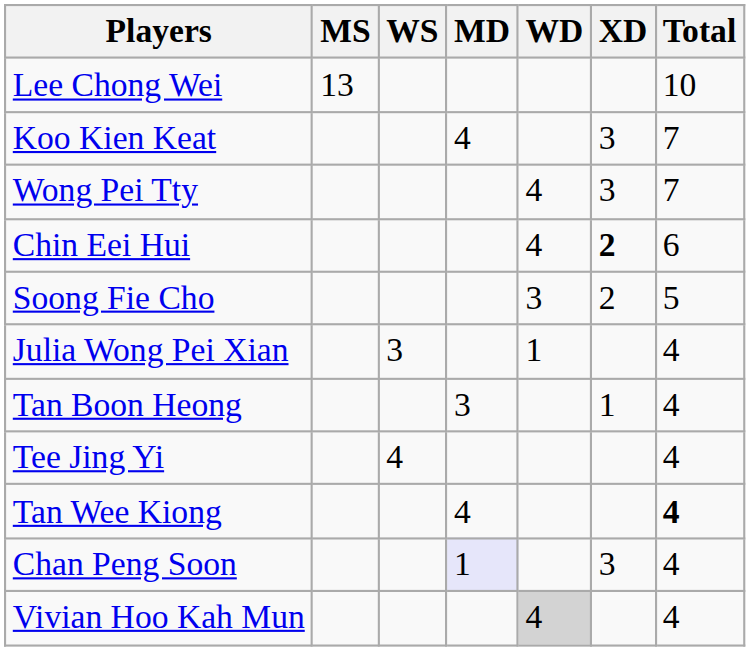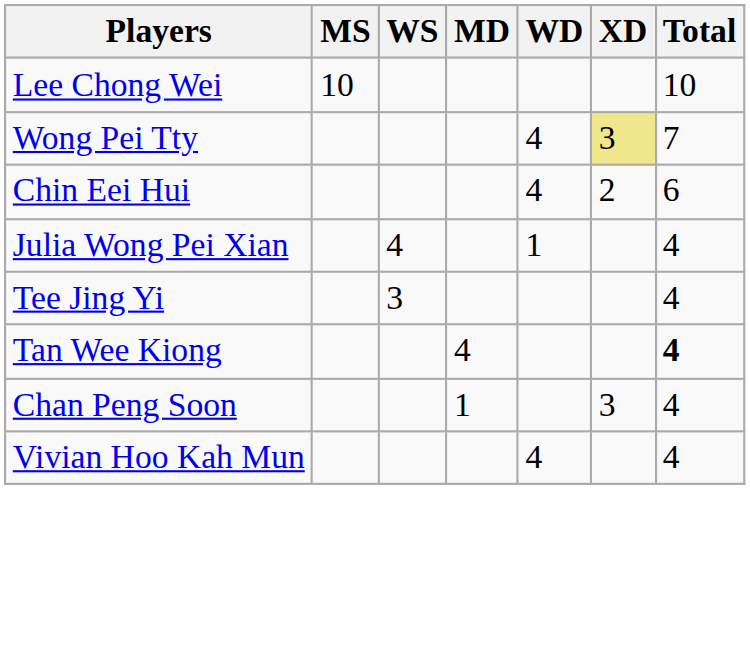(337, 84) 13 -> (337, 84) 10
- row: (114, 137)
(607, 191) no background -> (607, 137) khaki background
(607, 244) bold -> (607, 191) normal
- row: (114, 297)
(395, 350) 3 -> (395, 244) 4
- row: (127, 404)
(395, 457) 4 -> (395, 297) 3
(462, 564) lavender background -> (462, 404) no background
(534, 617) lightgrey background -> (534, 457) no background
